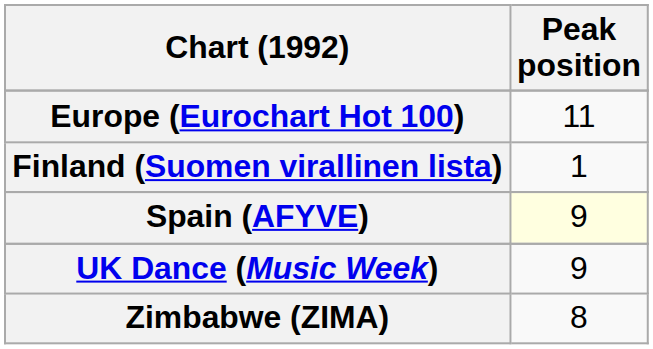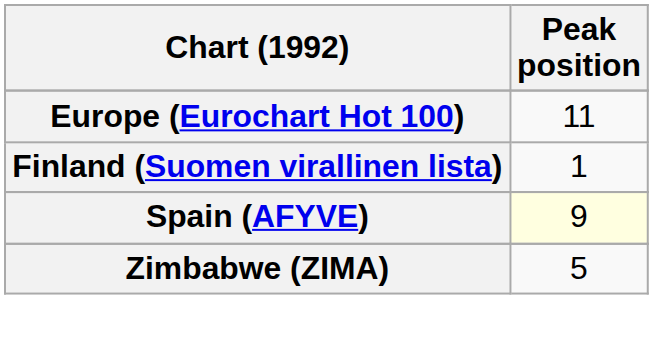- row: (257, 267)
(579, 318) 8 -> (579, 267) 5
